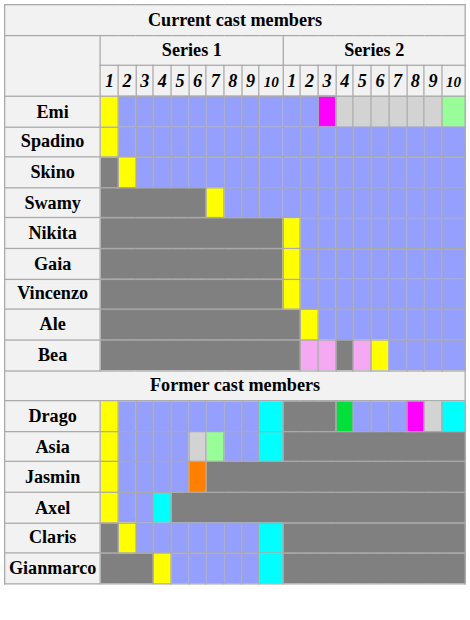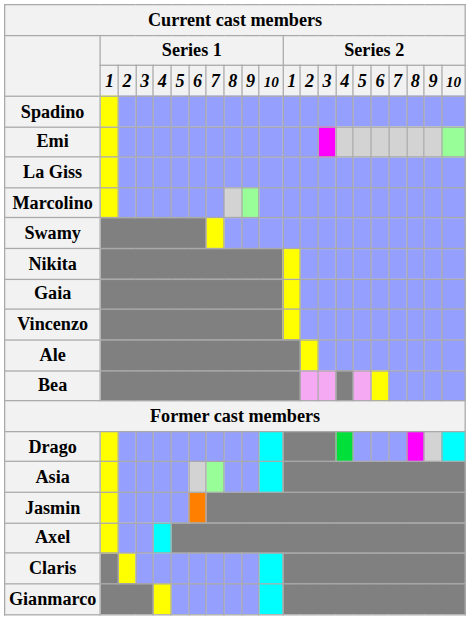rows swapped: (53, 111) <-> (53, 141)
+ row: (53, 172)
+ row: (53, 202)
- row: (53, 172)
